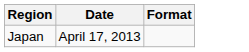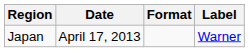+ column: (219, 15)
